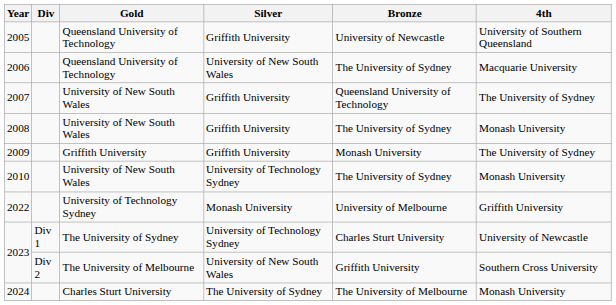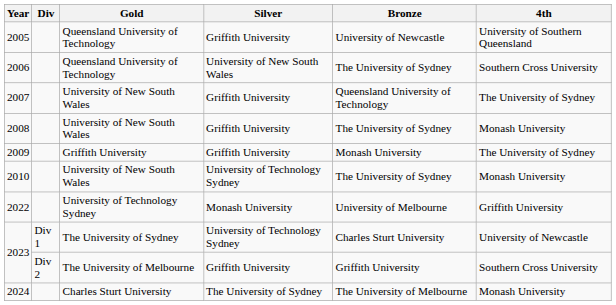(528, 67) Macquarie University -> (538, 67) Southern Cross University
(262, 267) University of New South Wales -> (248, 267) Griffith University
